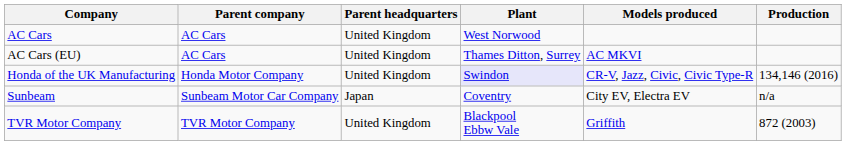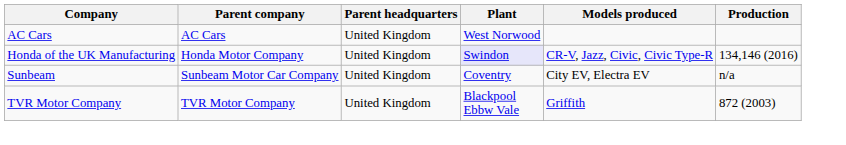- row: (44, 55)
(359, 95) Japan -> (388, 75) United Kingdom
